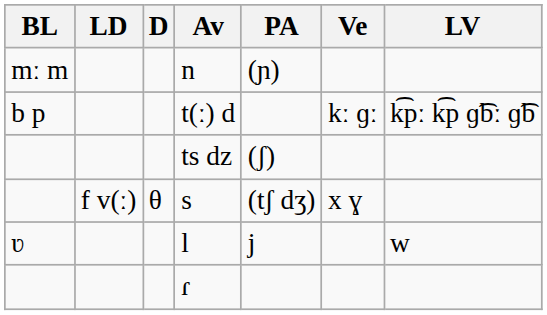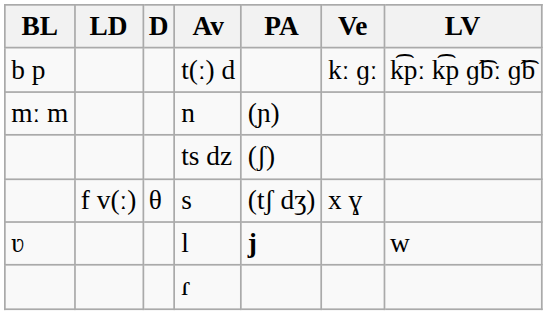rows swapped: (188, 69) <-> (208, 112)
(252, 243) normal -> (252, 243) bold
